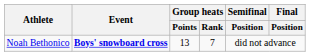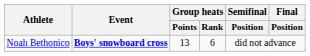(212, 43) 7 -> (212, 43) 6
